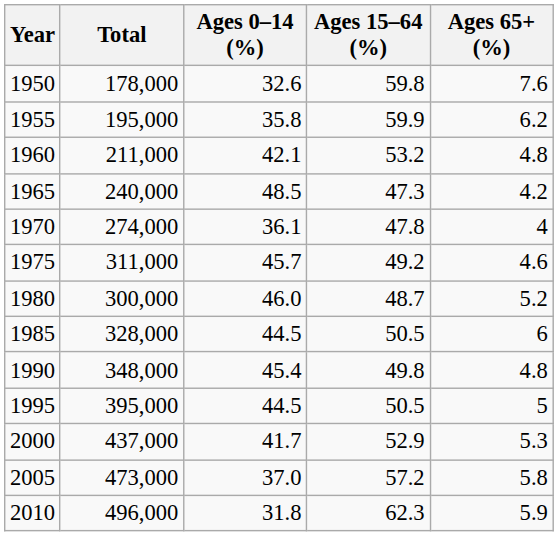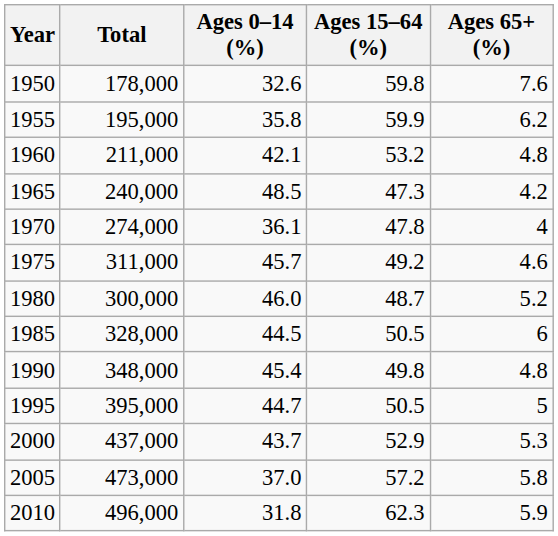(282, 405) 44.5 -> (282, 405) 44.7
(282, 441) 41.7 -> (282, 441) 43.7
